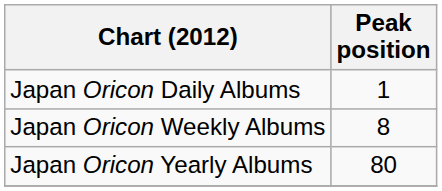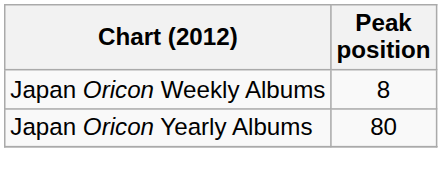- row: (155, 89)
